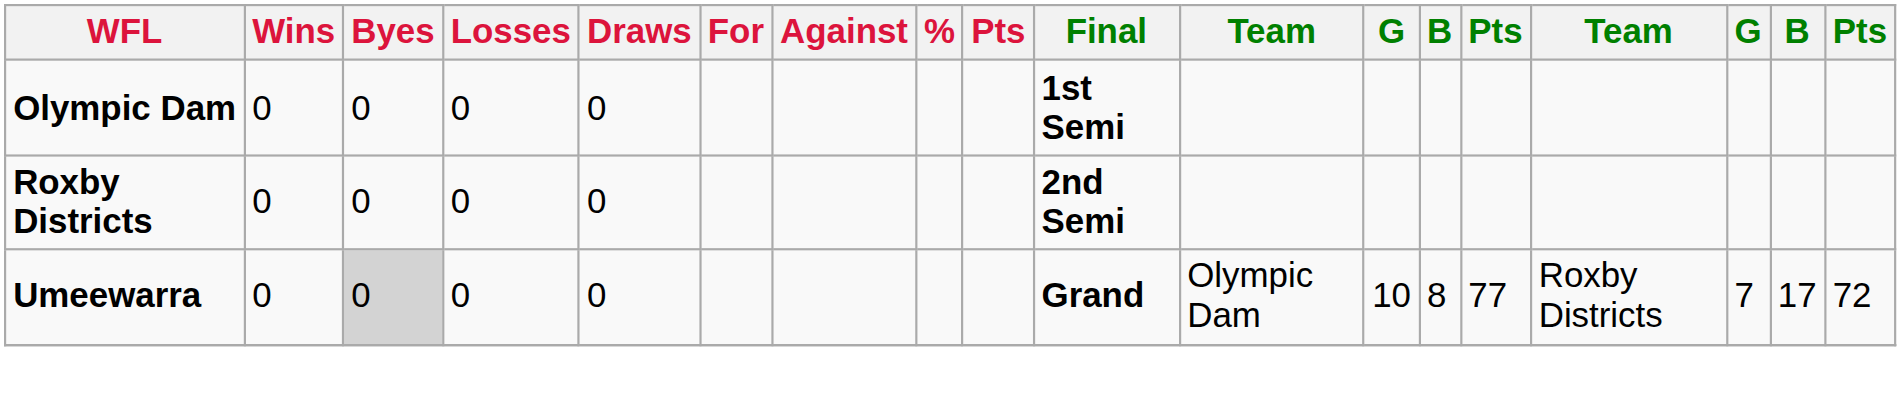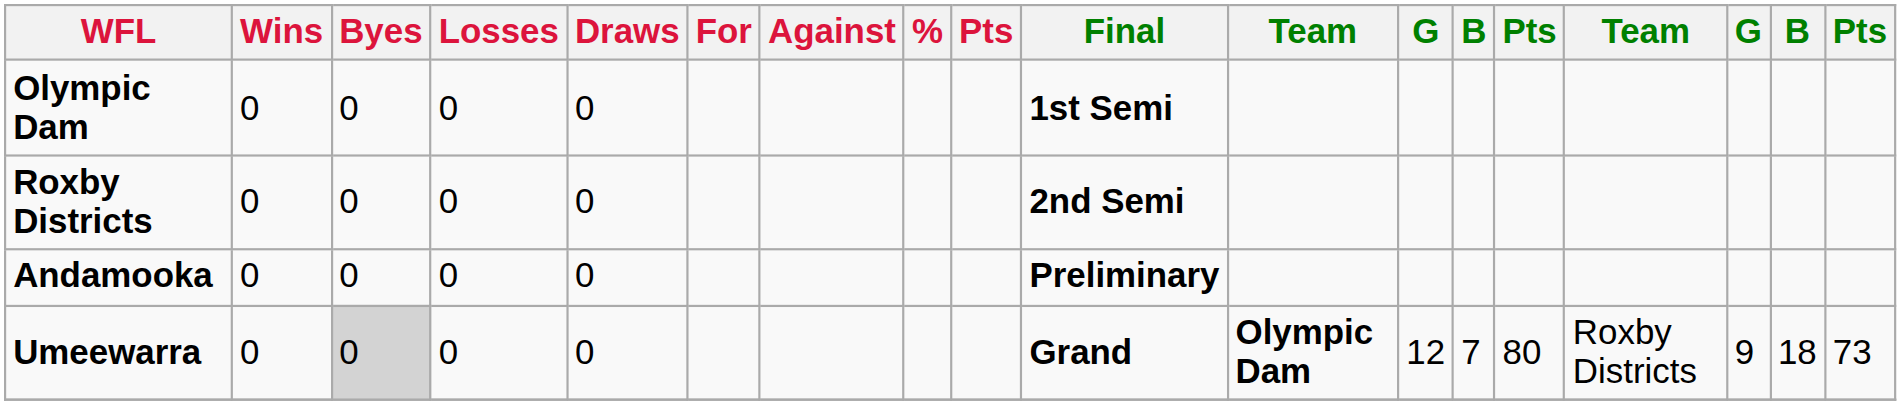+ row: (113, 276)
(1250, 296) normal -> (1304, 351) bold
(1392, 296) 10 -> (1426, 351) 12
(1437, 296) 8 -> (1471, 351) 7
(1488, 296) 77 -> (1522, 351) 80
(1744, 296) 7 -> (1744, 351) 9
(1797, 296) 17 -> (1797, 351) 18
(1852, 296) 72 -> (1852, 351) 73
